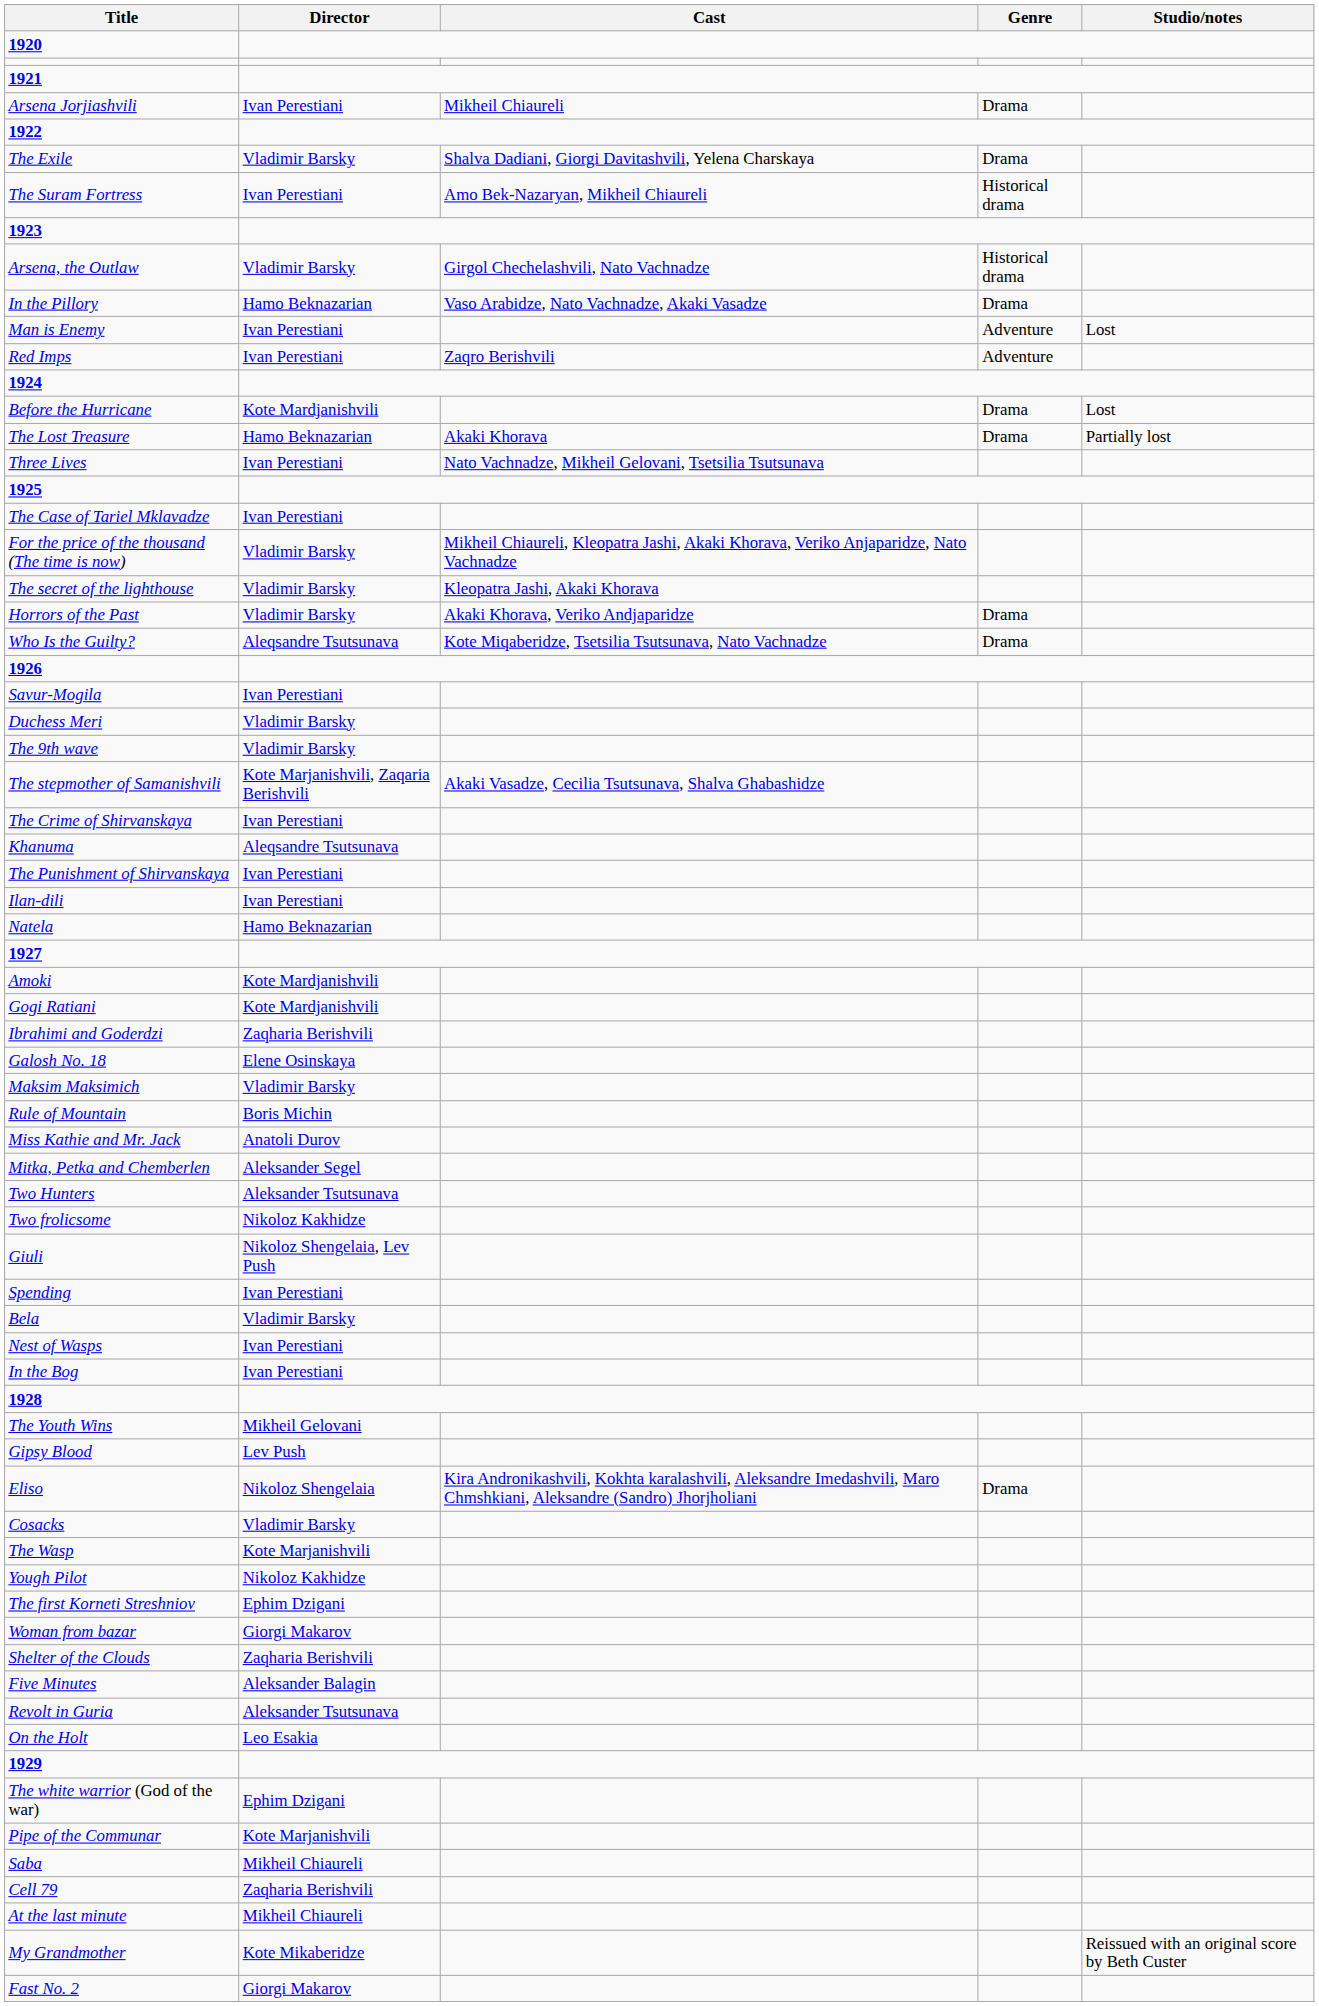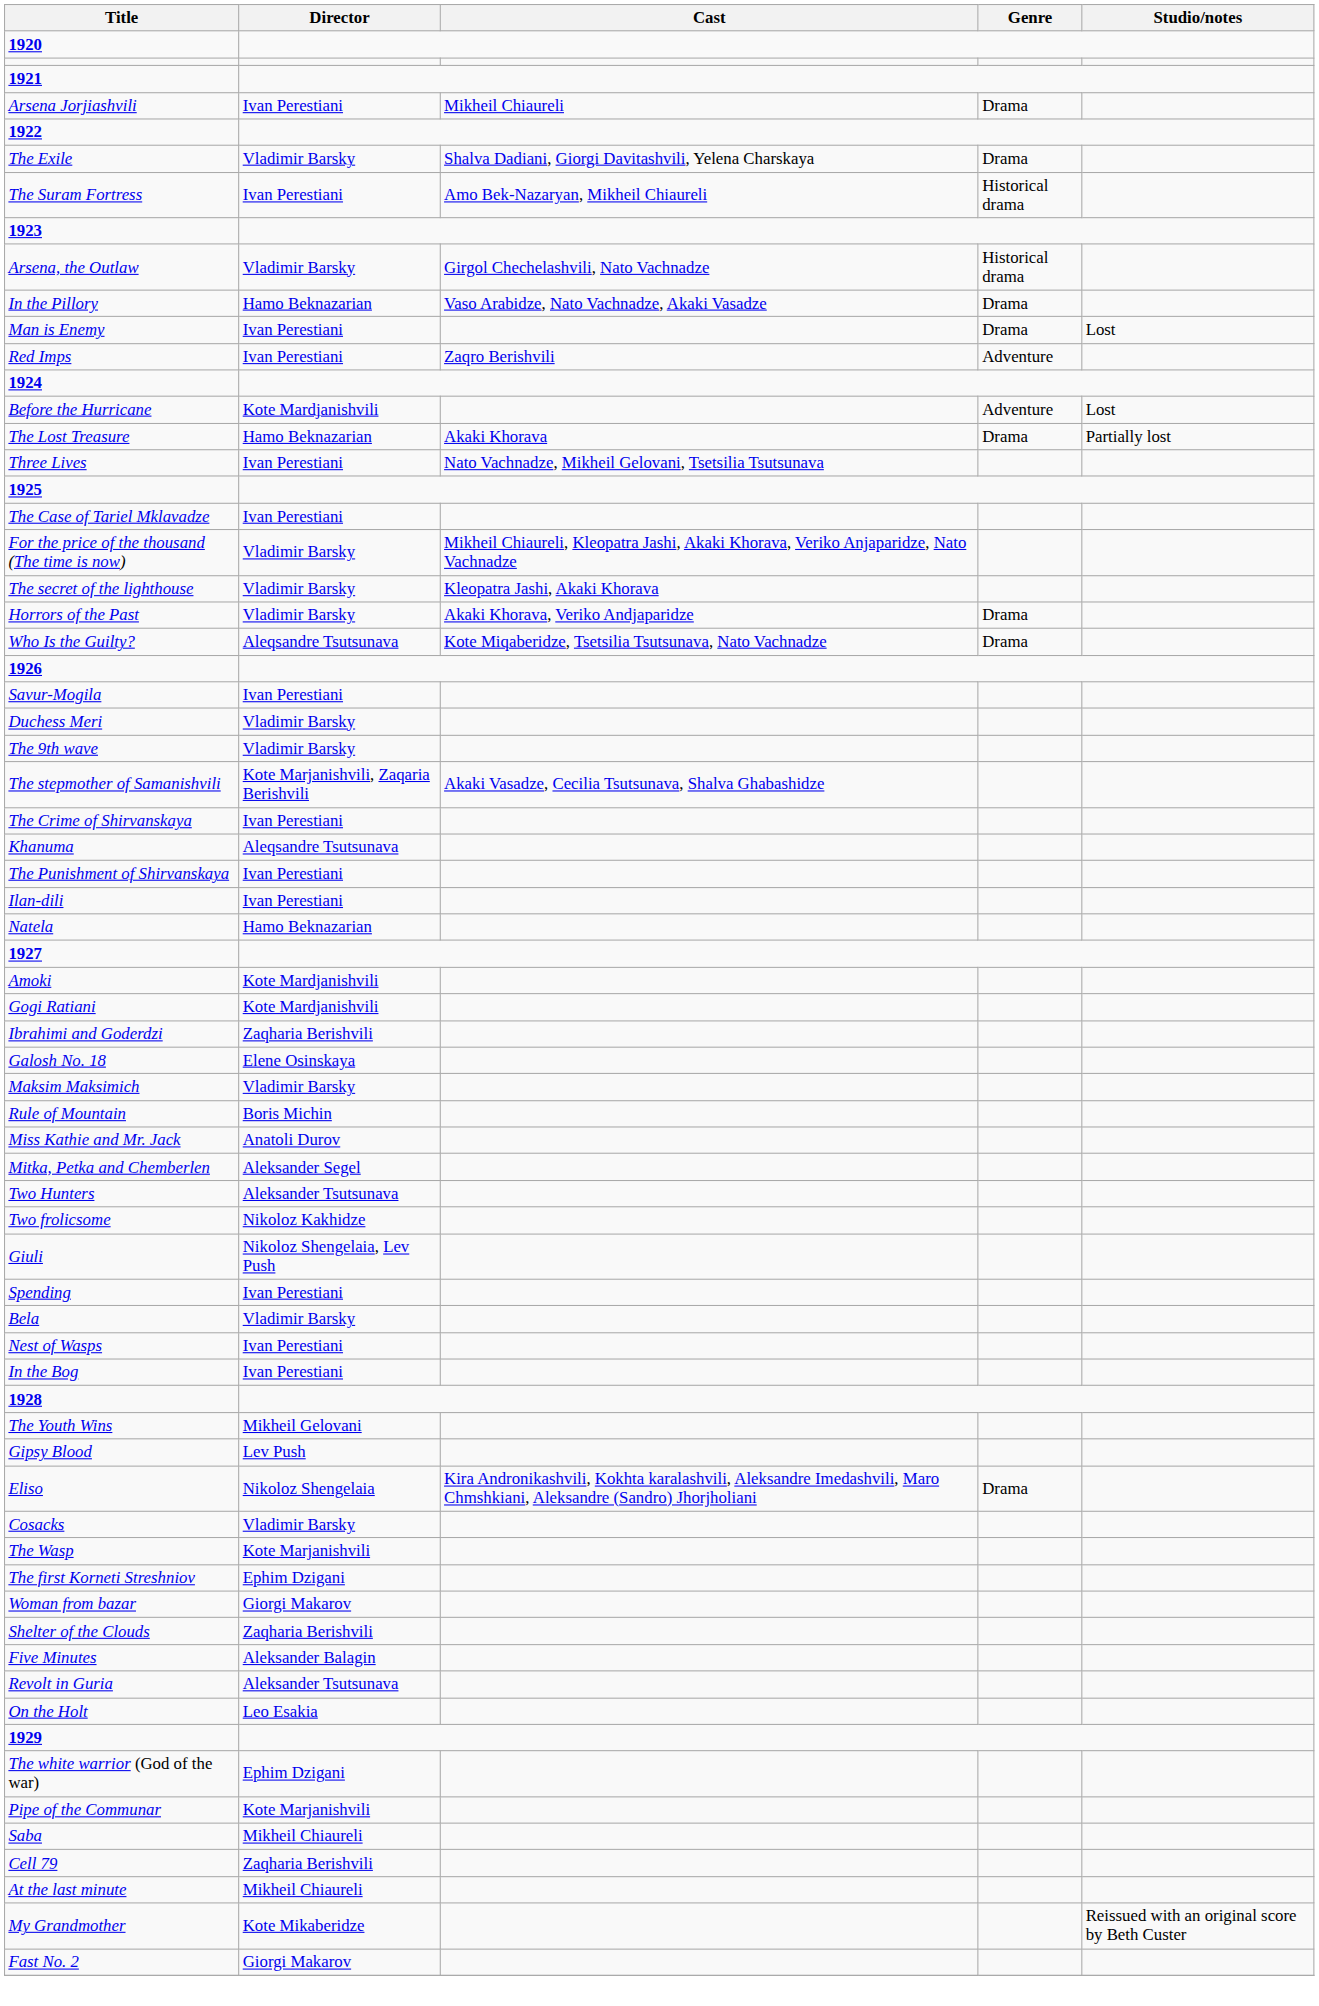(1018, 329) Adventure -> (1005, 329) Drama
(1005, 409) Drama -> (1018, 409) Adventure
- row: (48, 1577)
